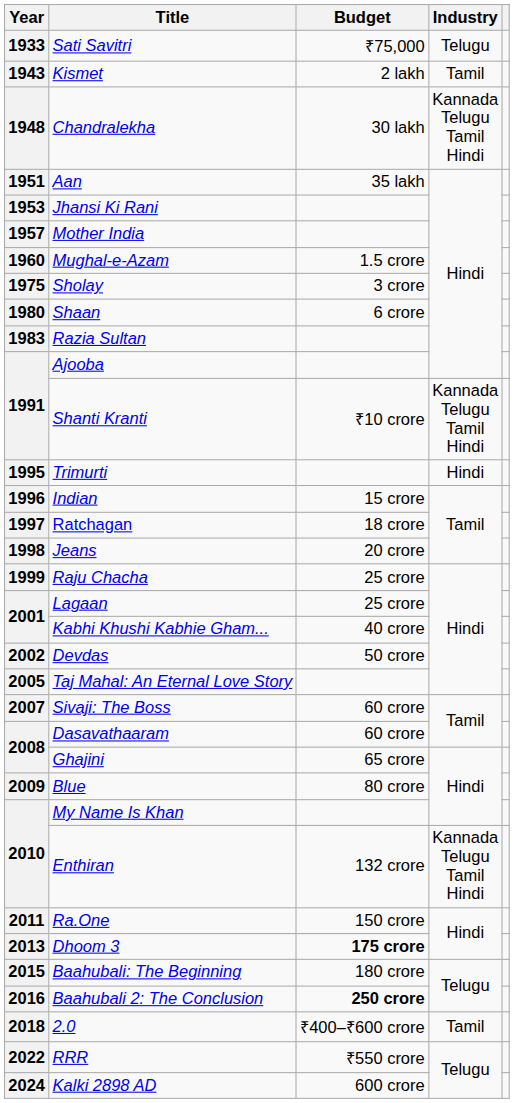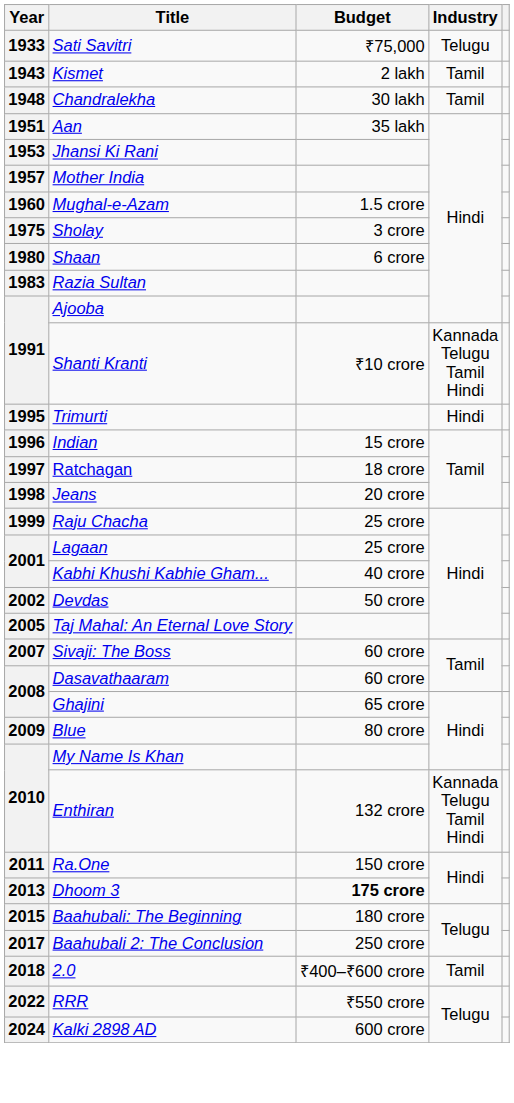(465, 127) Kannada Telugu Tamil Hindi -> (465, 100) Tamil
(27, 998) 2016 -> (27, 943) 2017
(388, 998) bold -> (390, 943) normal
